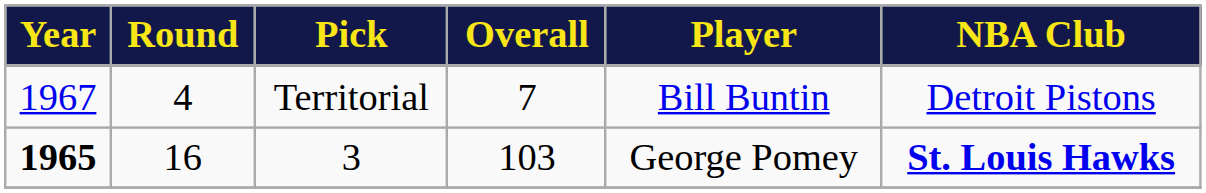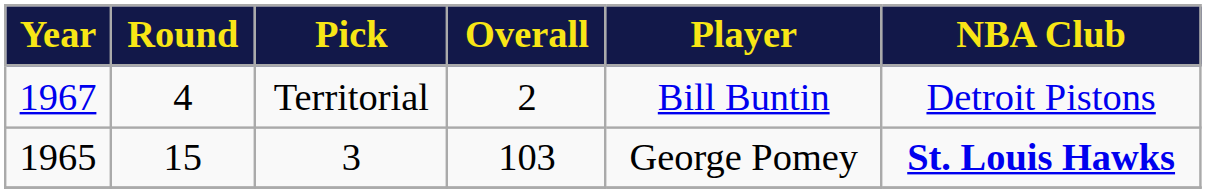(527, 95) 7 -> (527, 95) 2
(58, 156) bold -> (58, 156) normal
(183, 156) 16 -> (183, 156) 15
